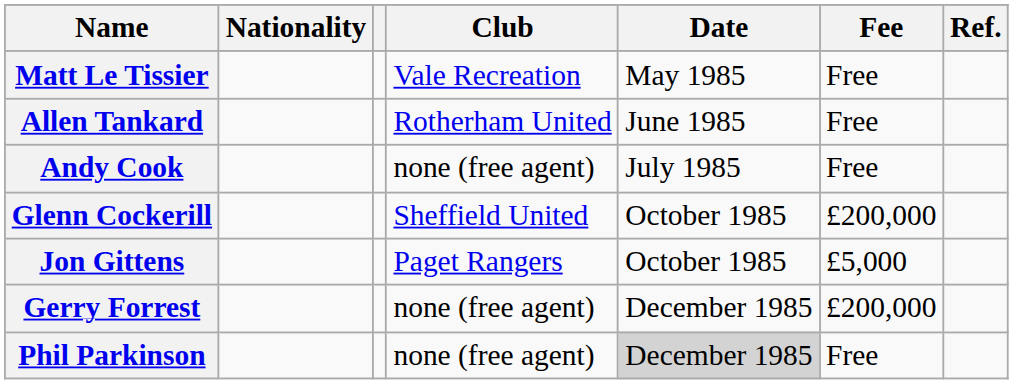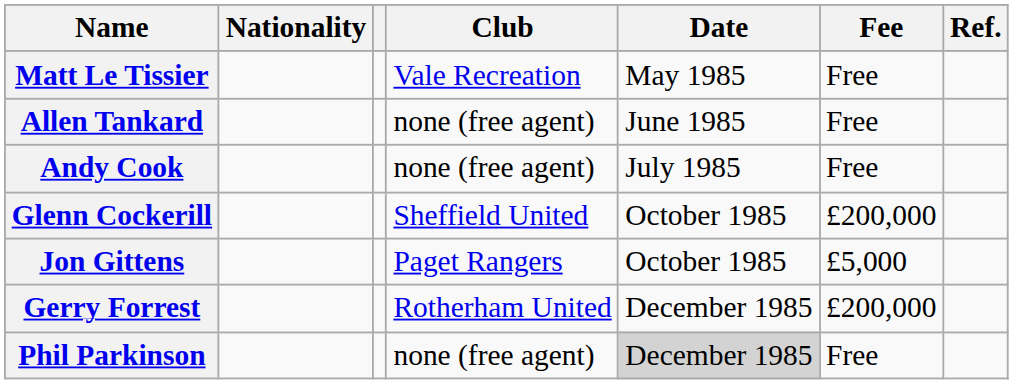(503, 121) Rotherham United -> (494, 121) none (free agent)
(494, 307) none (free agent) -> (503, 307) Rotherham United
